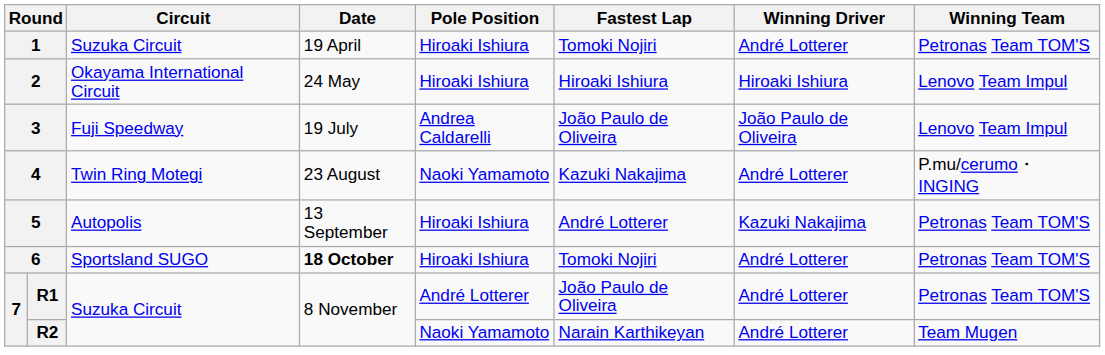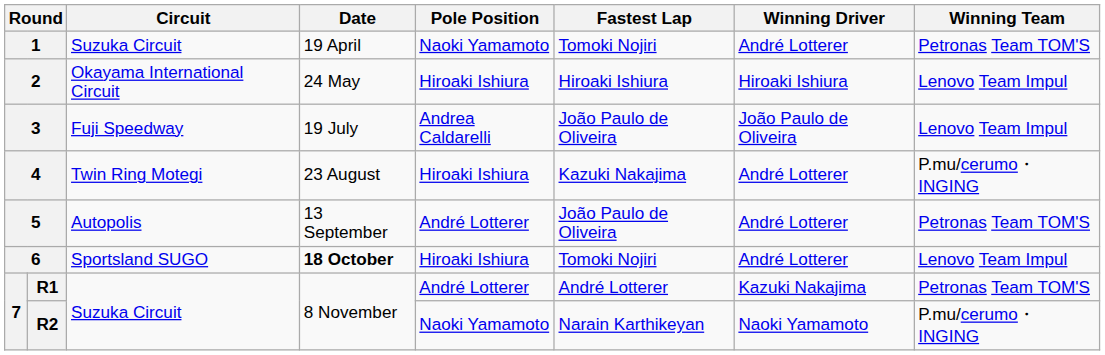(474, 45) Hiroaki Ishiura -> (484, 45) Naoki Yamamoto
(484, 175) Naoki Yamamoto -> (474, 175) Hiroaki Ishiura
(474, 223) Hiroaki Ishiura -> (474, 223) André Lotterer
(613, 223) André Lotterer -> (613, 223) João Paulo de Oliveira
(802, 223) Kazuki Nakajima -> (793, 223) André Lotterer
(1004, 259) Petronas Team TOM'S -> (993, 259) Lenovo Team Impul
(613, 296) João Paulo de Oliveira -> (613, 286) André Lotterer
(793, 296) André Lotterer -> (802, 286) Kazuki Nakajima
(793, 332) André Lotterer -> (803, 325) Naoki Yamamoto
(968, 332) Team Mugen -> (977, 325) P.mu/cerumo・INGING
